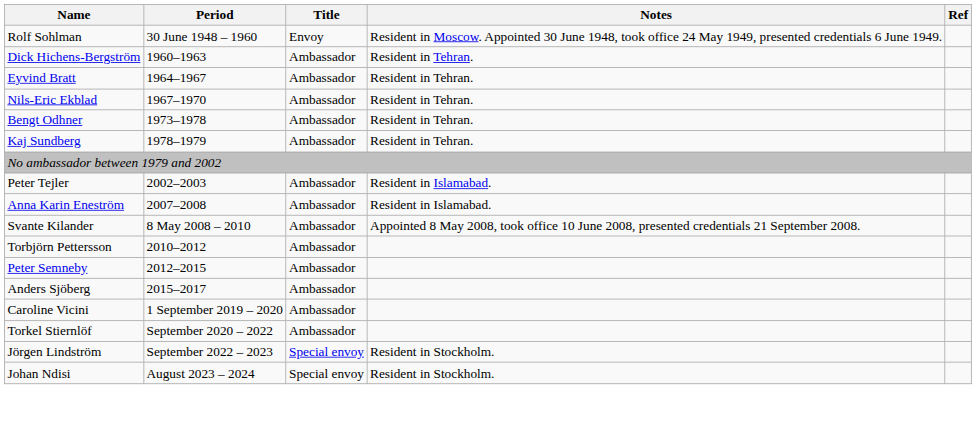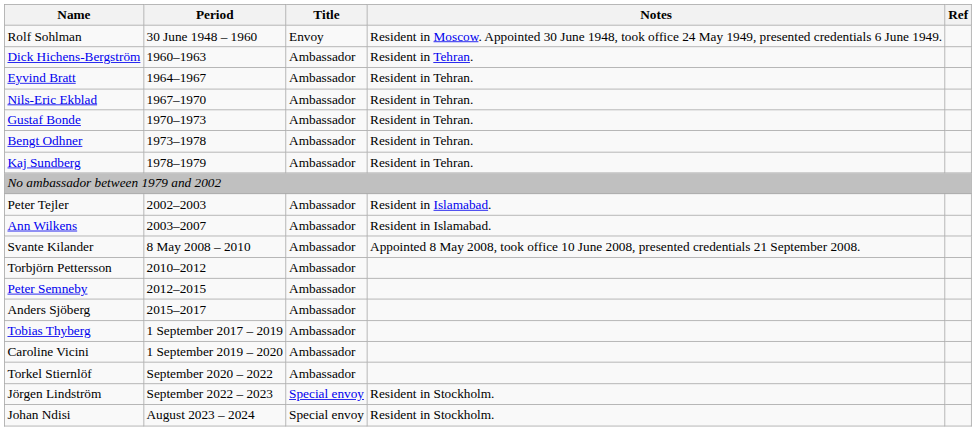+ row: (44, 120)
+ row: (42, 225)
- row: (66, 204)
+ row: (49, 330)
